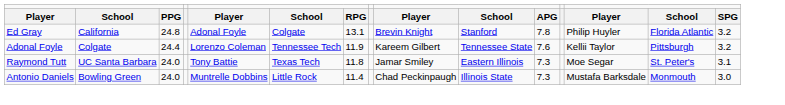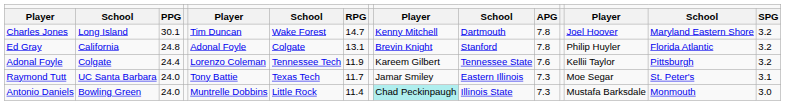+ row: (37, 31)
(355, 62) 11.8 -> (355, 77) 11.7
(416, 77) no background -> (416, 92) paleturquoise background
